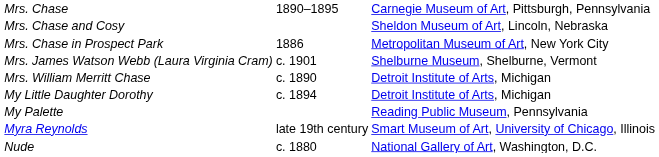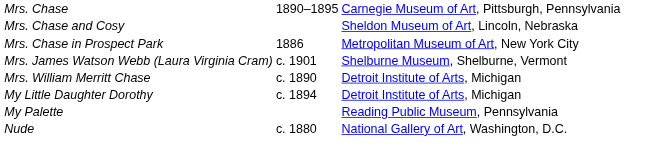- row: (46, 129)
